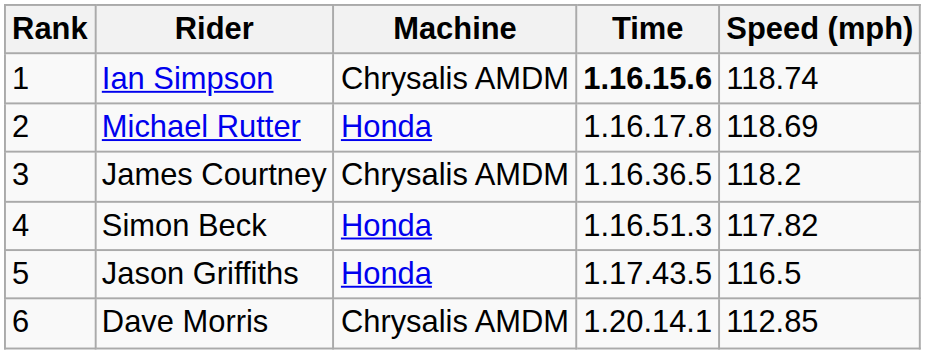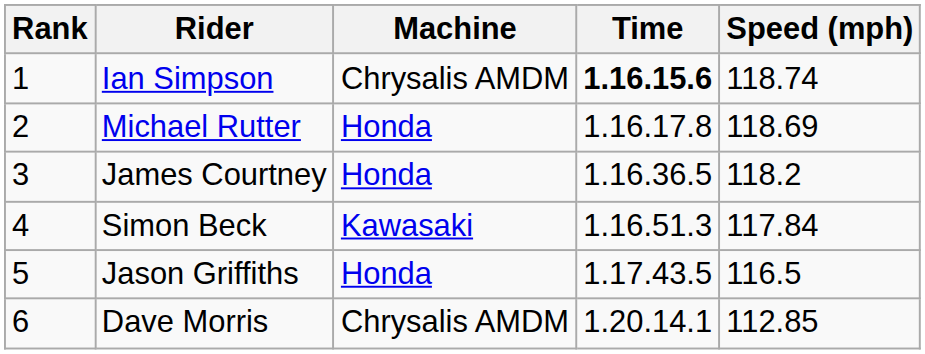(455, 175) Chrysalis AMDM -> (386, 175) Honda
(386, 224) Honda -> (407, 224) Kawasaki
(772, 224) 117.82 -> (772, 224) 117.84
